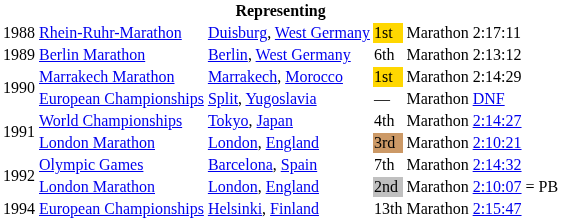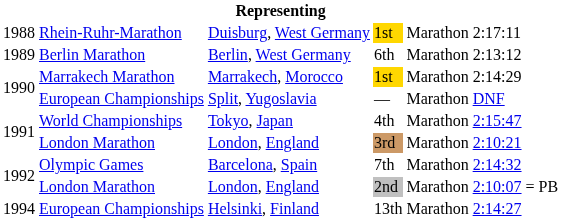(497, 120) 2:14:27 -> (497, 120) 2:15:47
(497, 208) 2:15:47 -> (497, 208) 2:14:27
